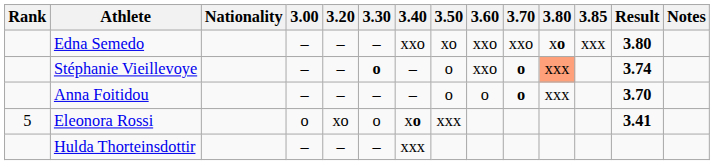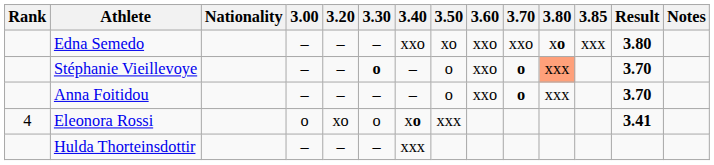(637, 69) 3.74 -> (637, 69) 3.70
(485, 95) o -> (485, 95) xxo
(27, 120) 5 -> (27, 120) 4
